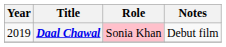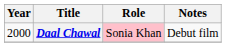(19, 32) 2019 -> (19, 32) 2000
